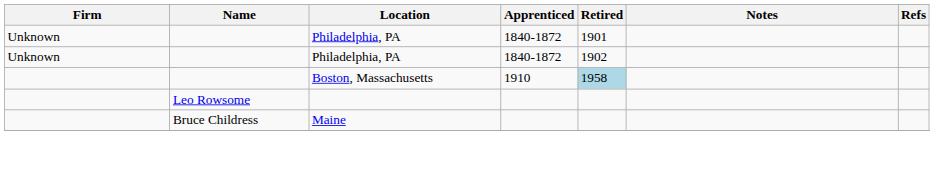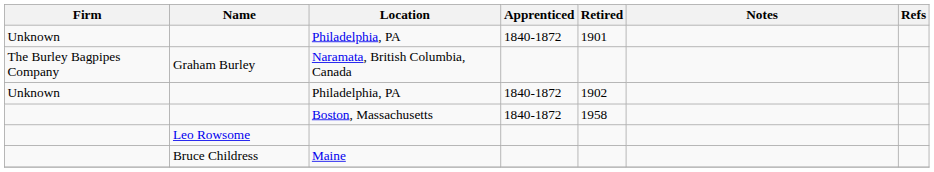+ row: (214, 64)
(517, 78) 1910 -> (533, 114) 1840-1872
(594, 78) lightblue background -> (594, 114) no background
